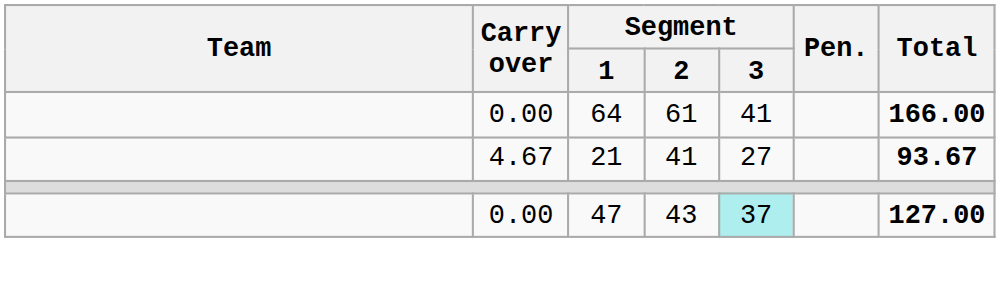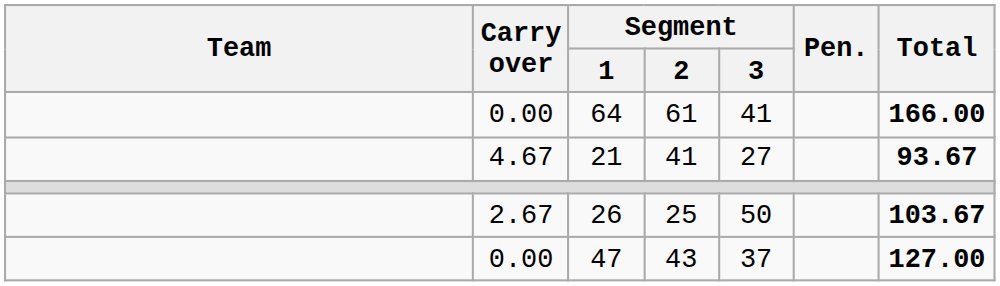+ row: (606, 215)
(756, 215) paleturquoise background -> (756, 259) no background
